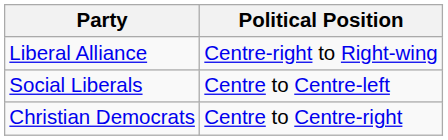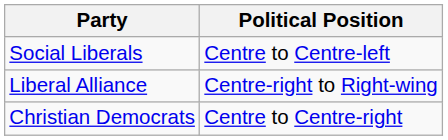rows swapped: (76, 85) <-> (78, 53)
